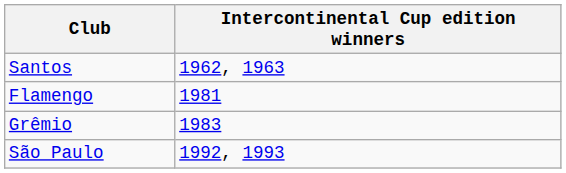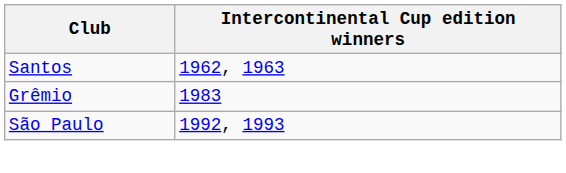- row: (51, 96)
